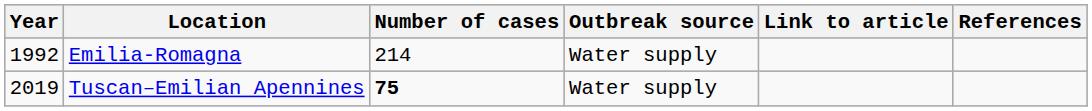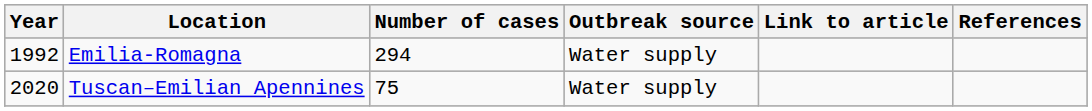(393, 55) 214 -> (393, 55) 294
(34, 88) 2019 -> (34, 88) 2020
(387, 88) bold -> (387, 88) normal
